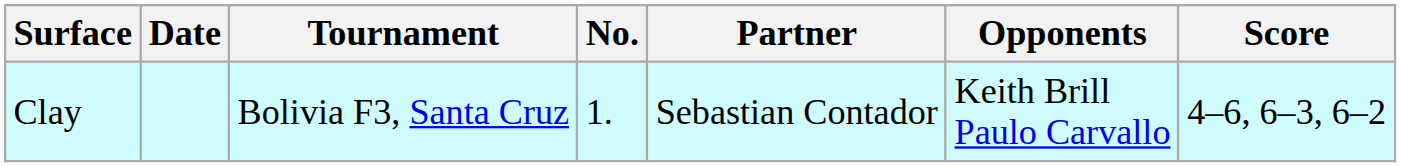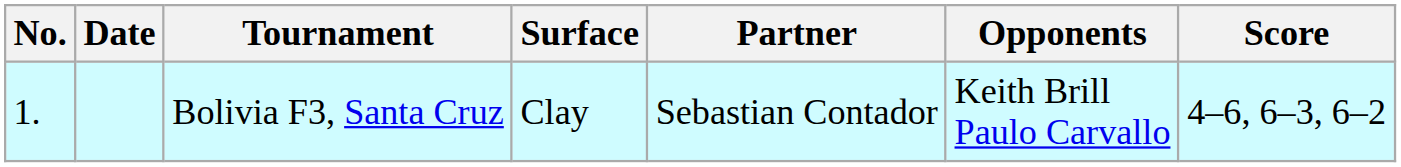columns swapped: (612, 33) <-> (73, 33)
